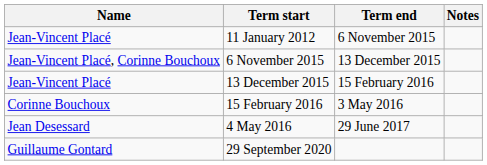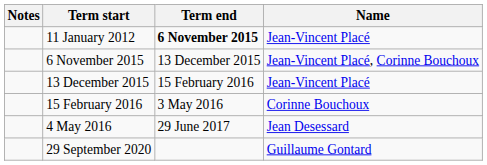columns swapped: (114, 15) <-> (463, 15)
(386, 38) normal -> (208, 38) bold
